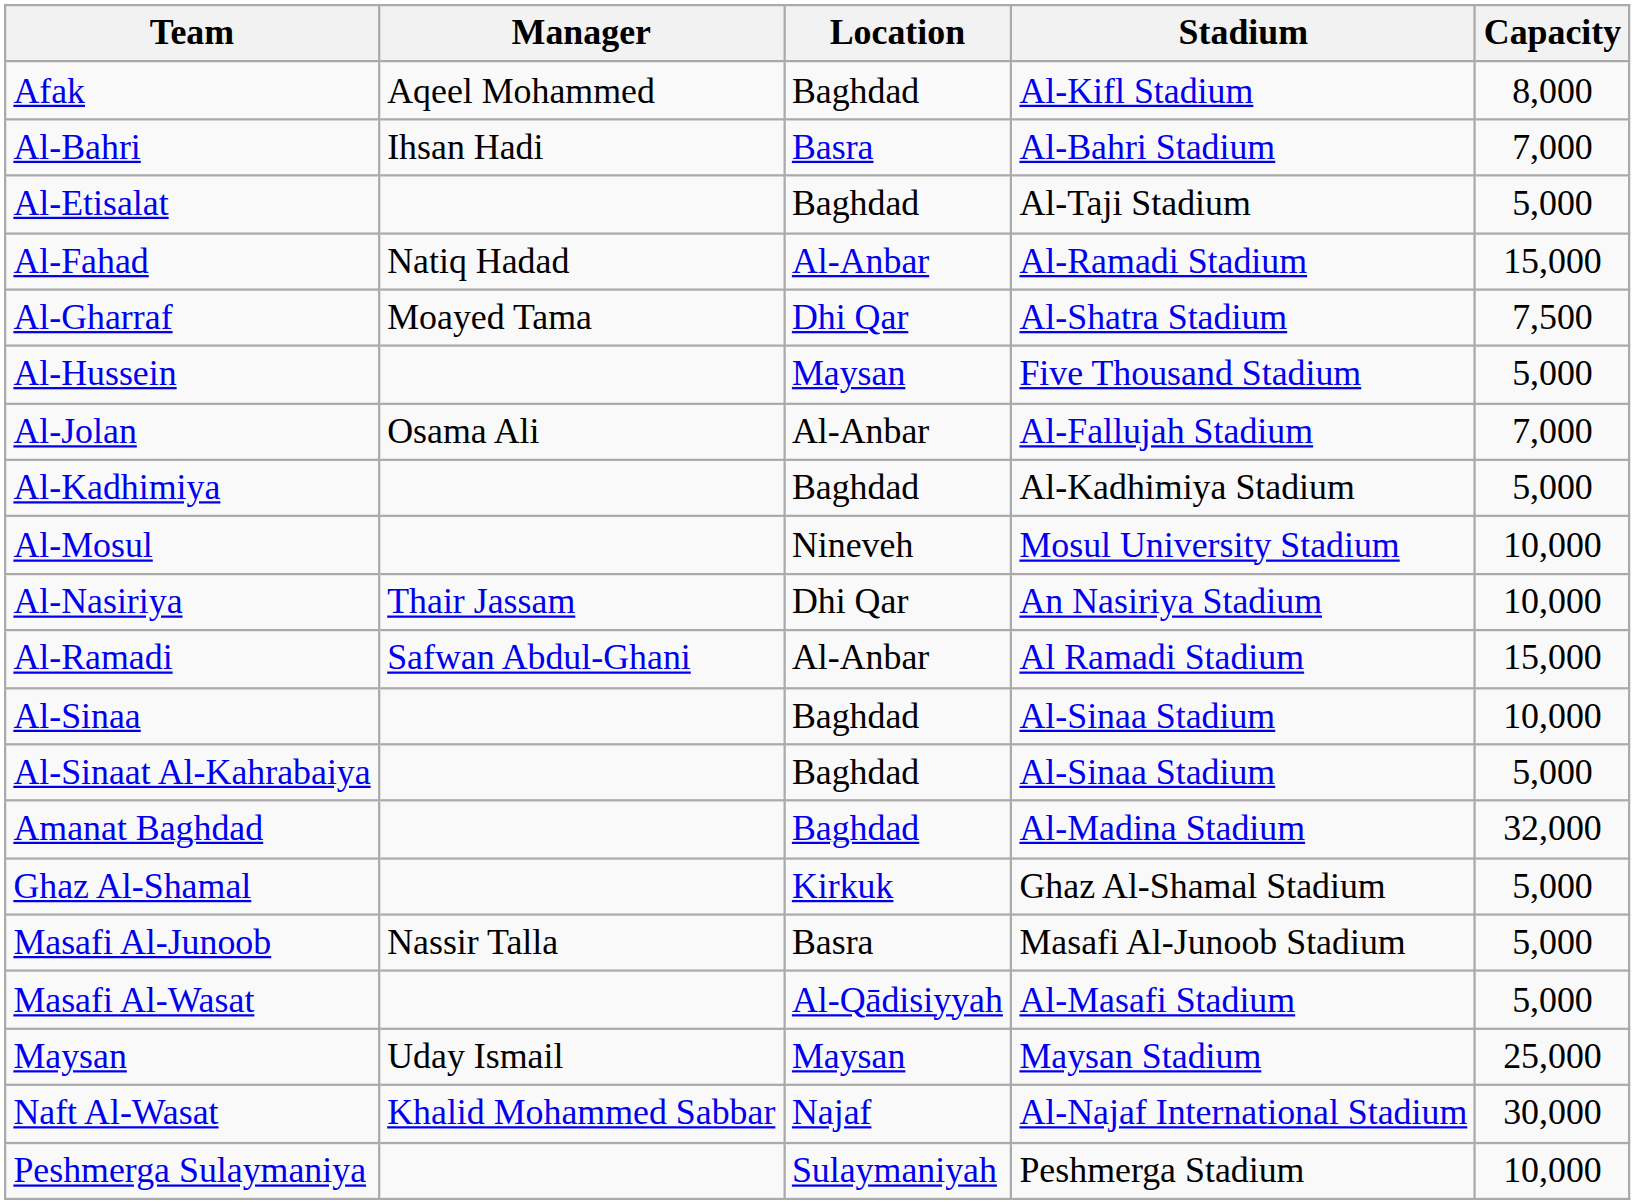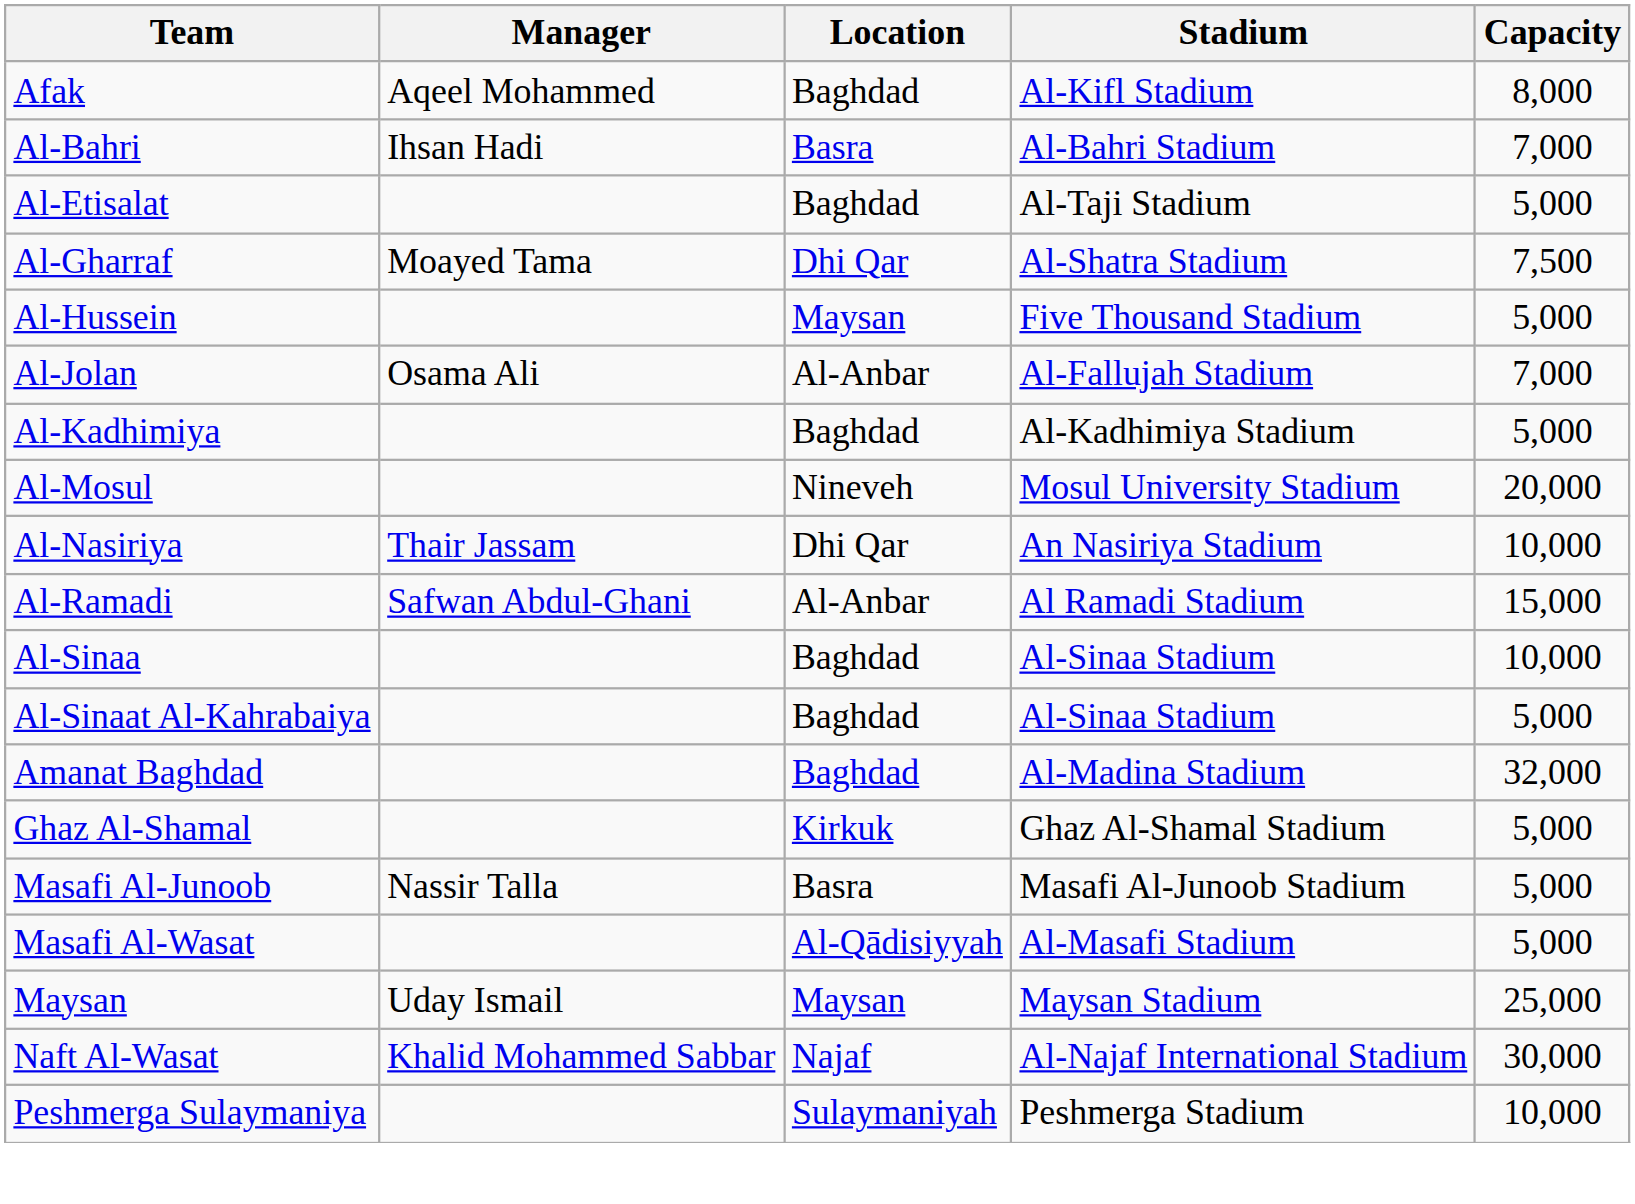- row: (81, 260)
(1552, 544) 10,000 -> (1552, 487) 20,000
